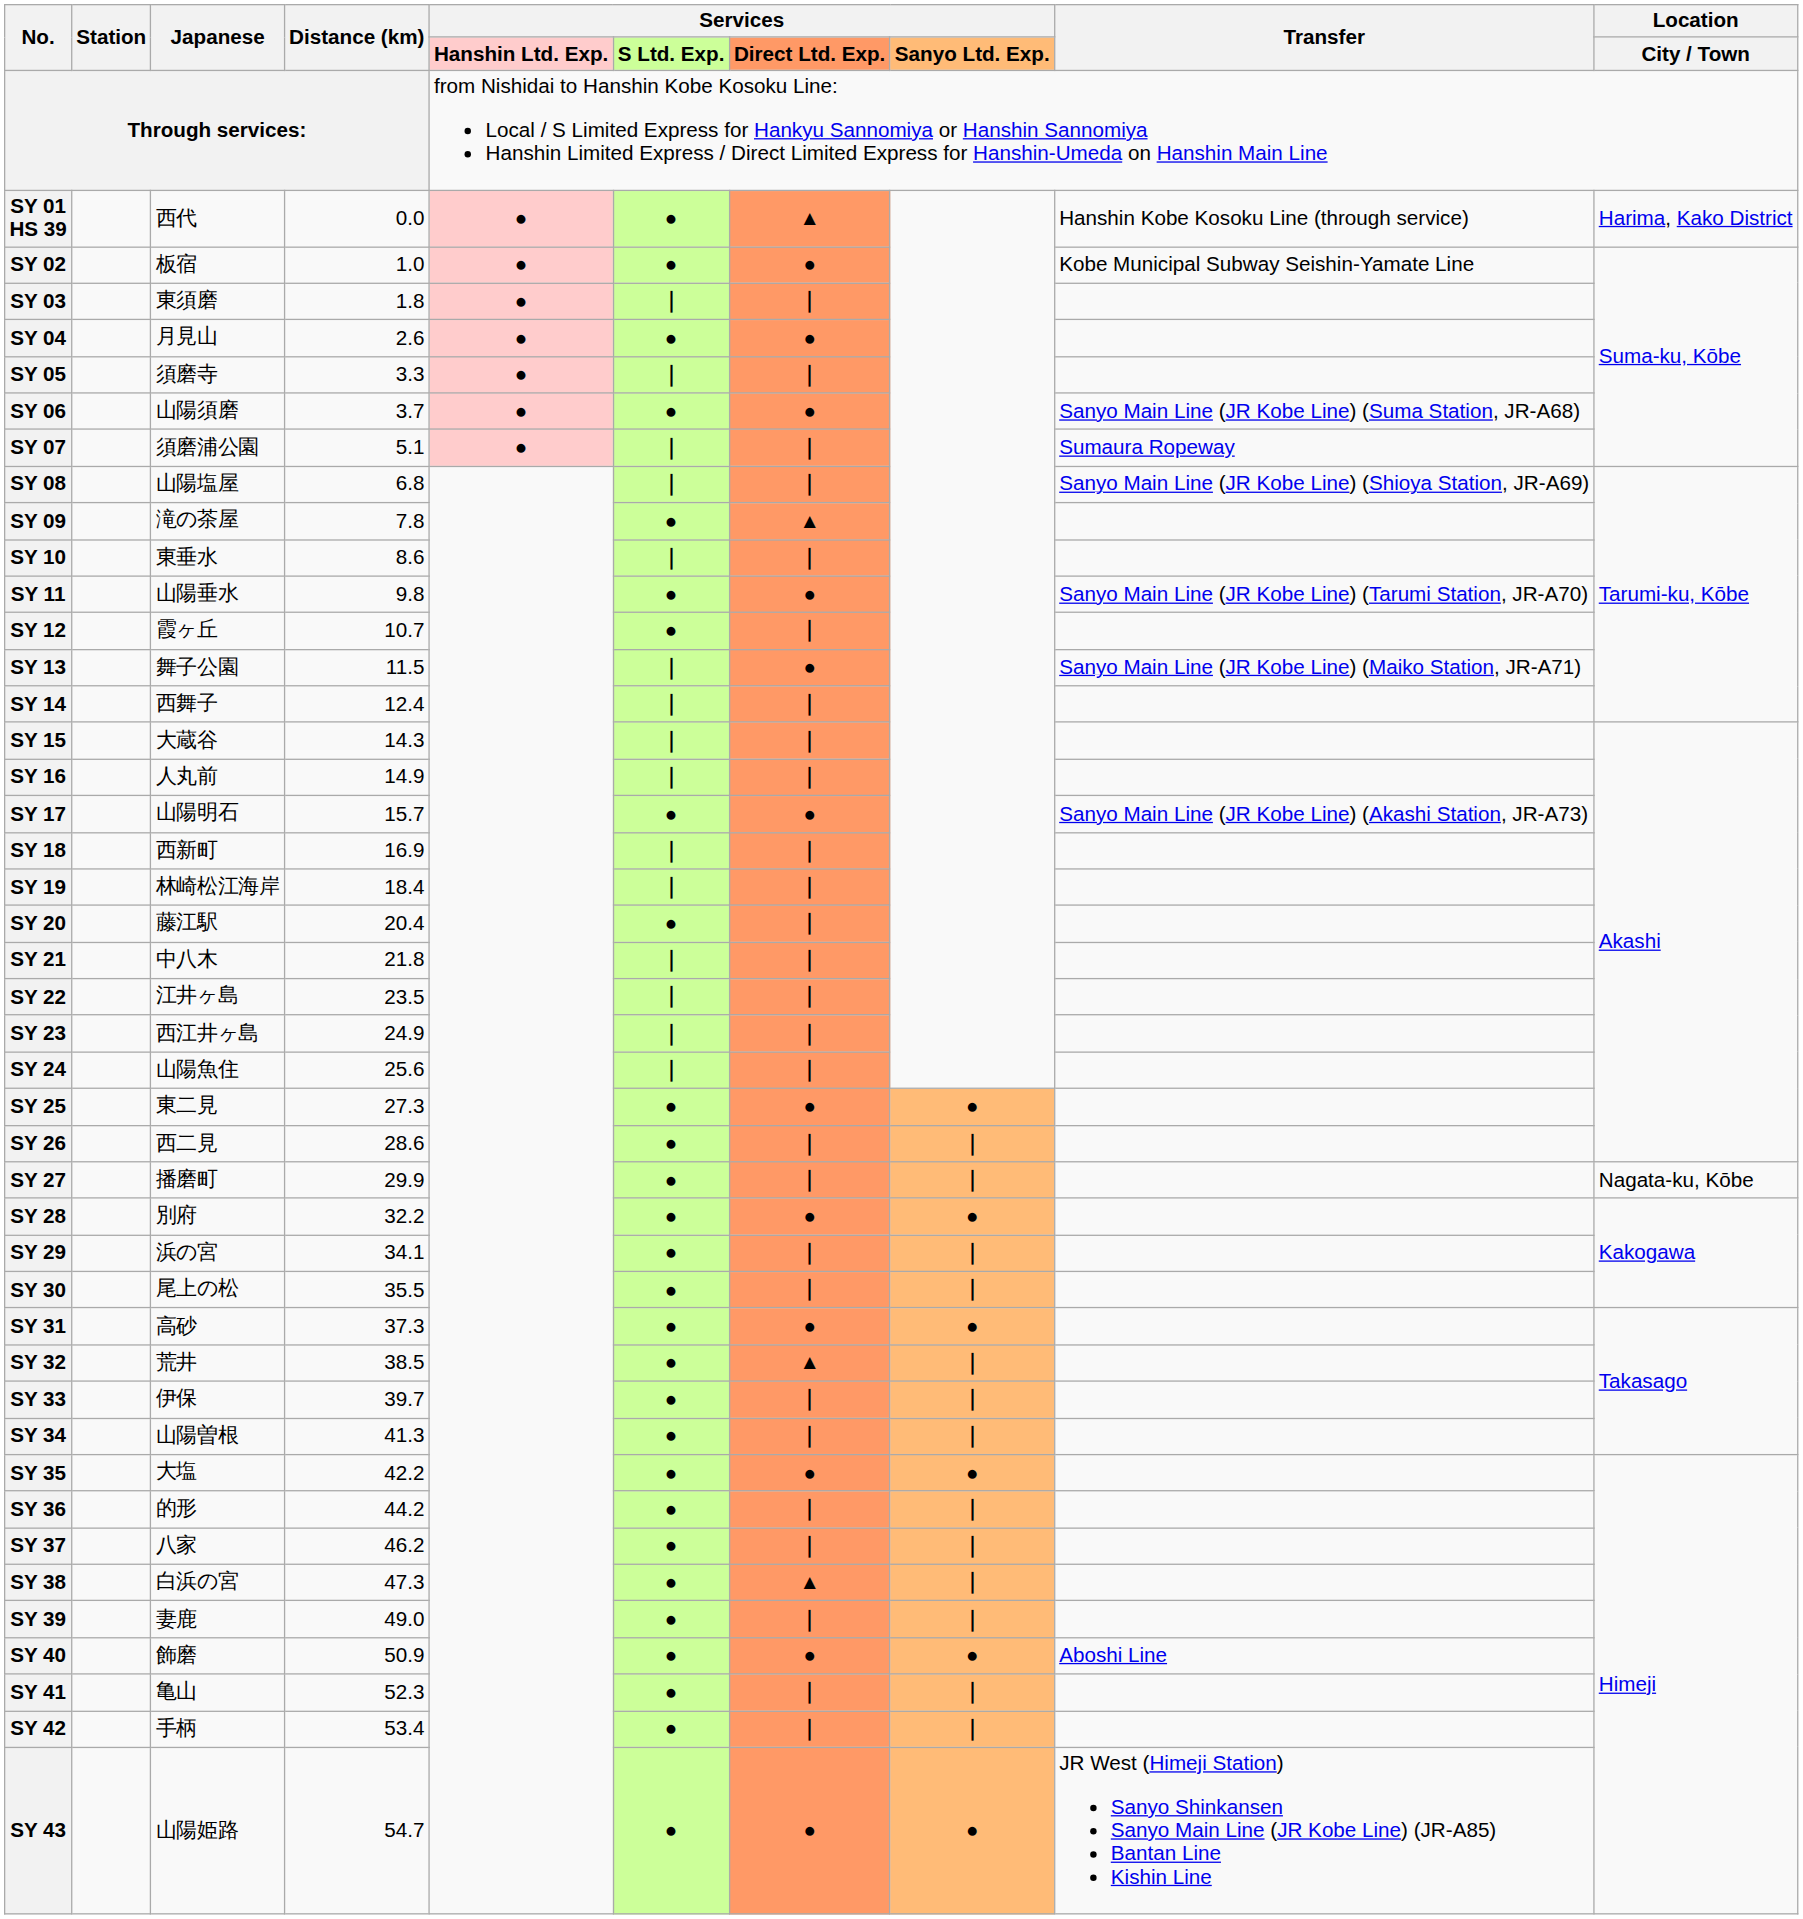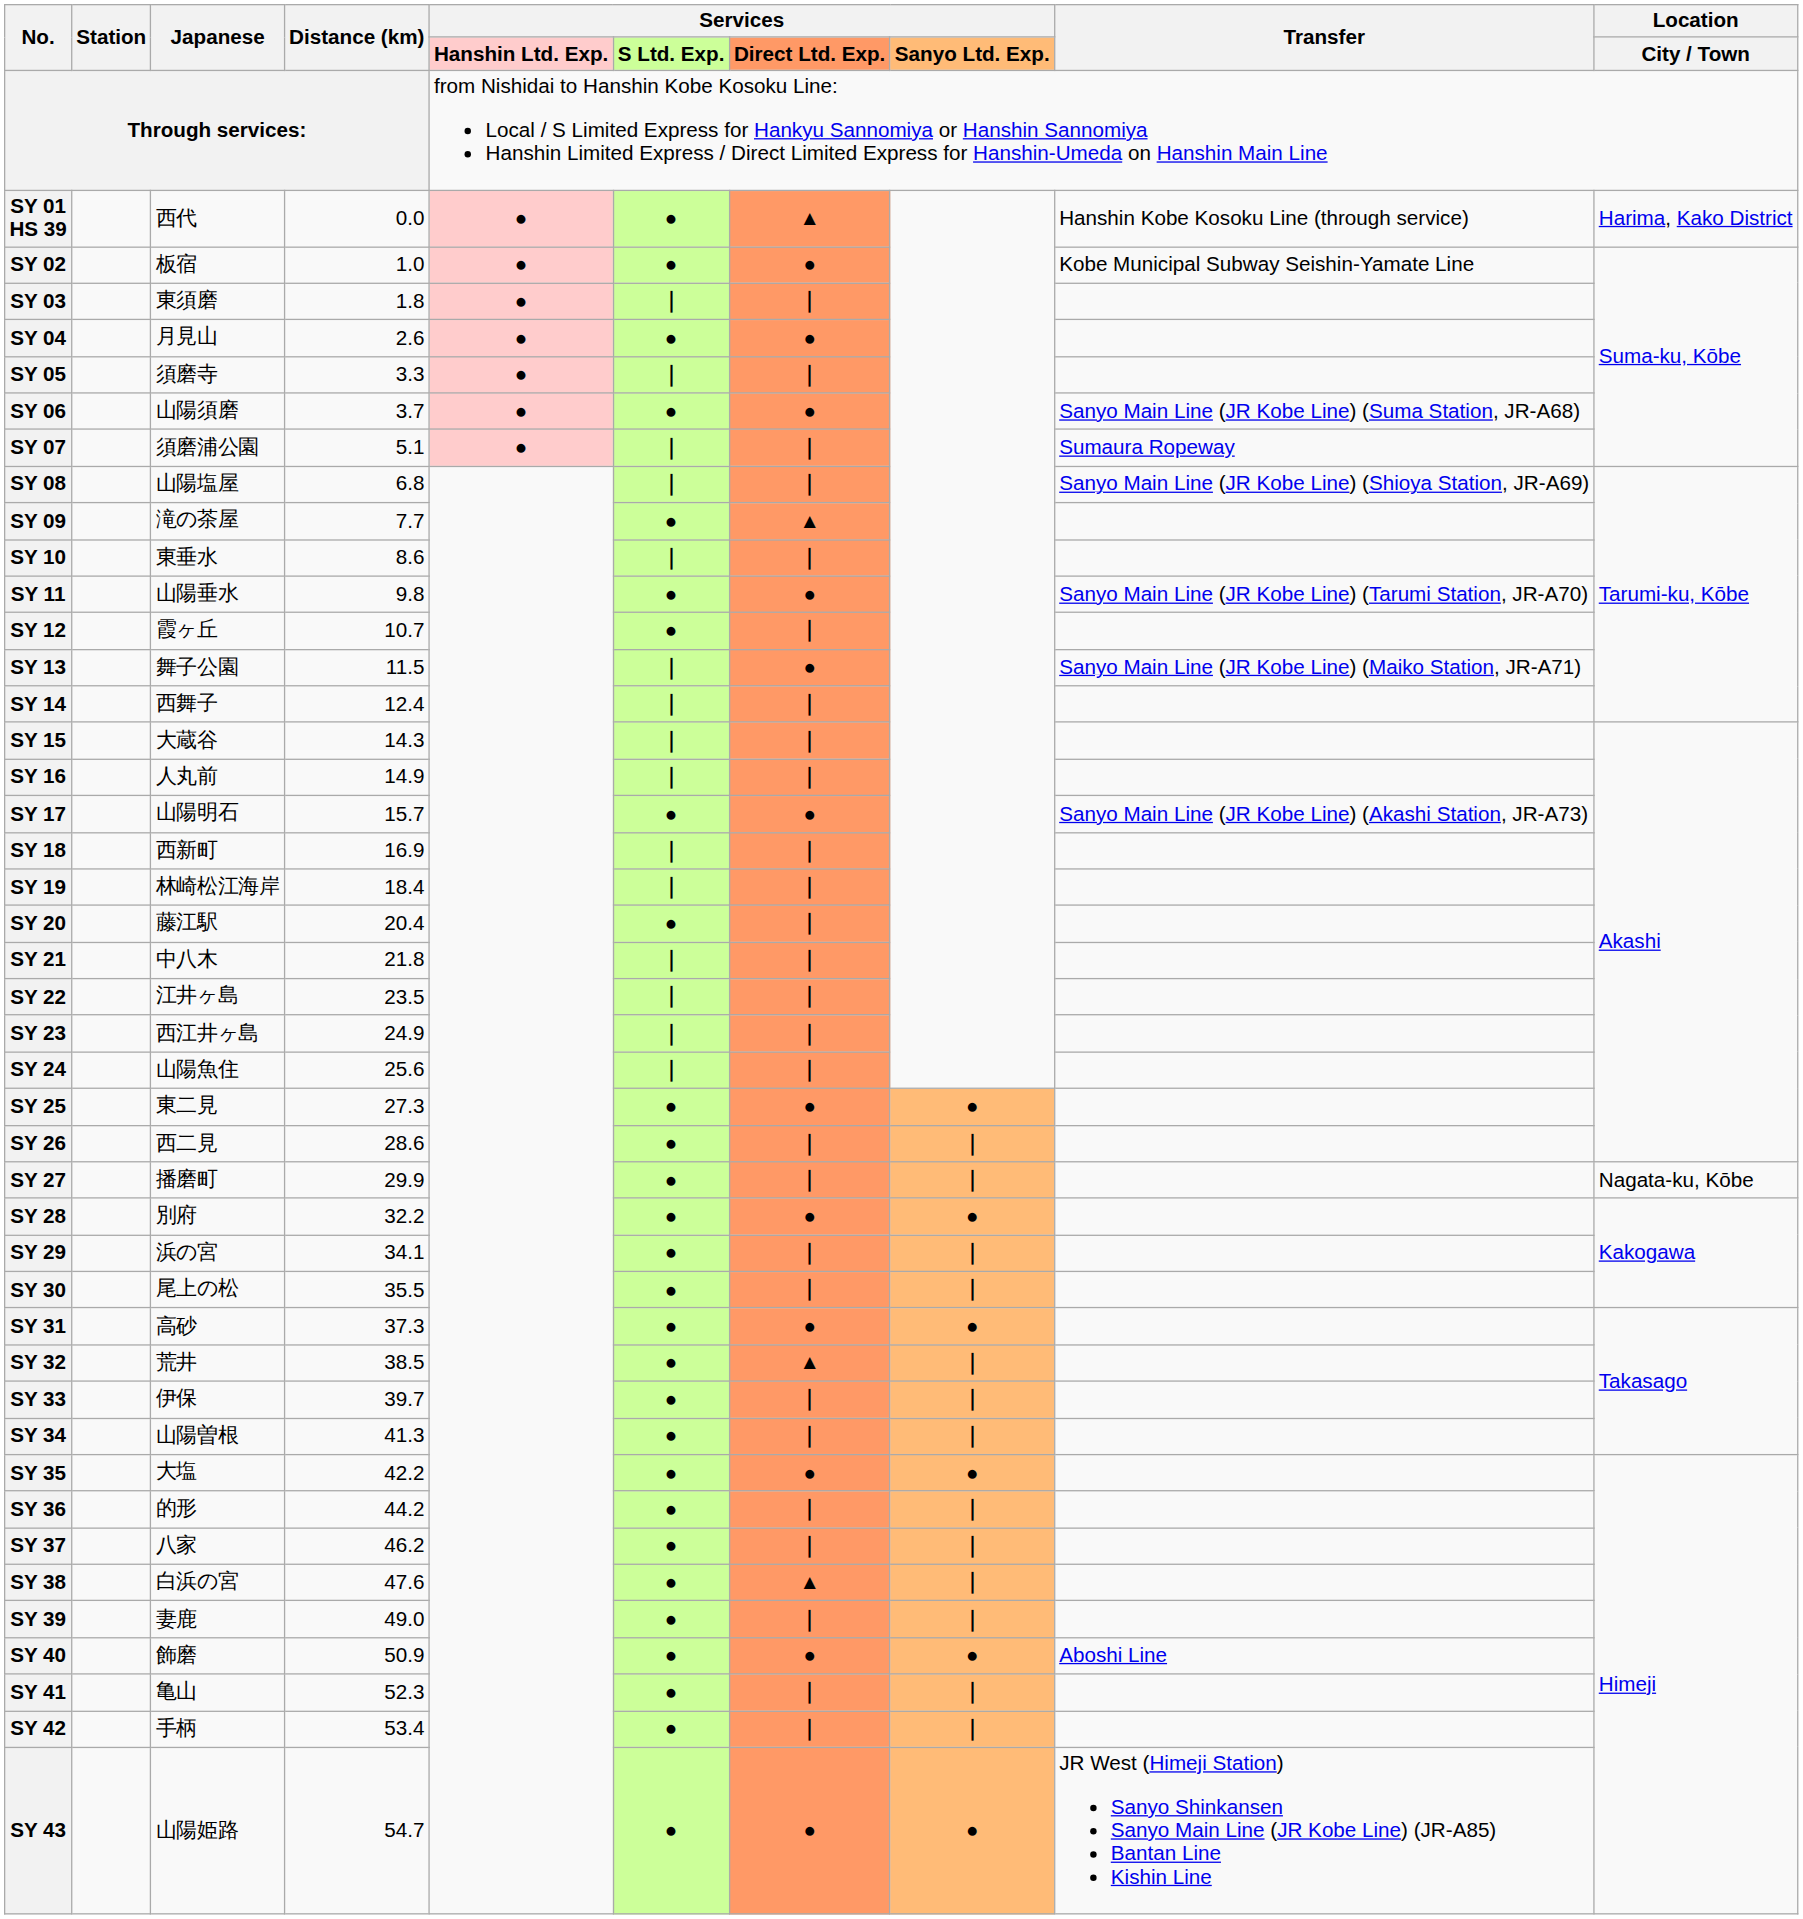(410, 520) 7.8 -> (410, 520) 7.7
(404, 1582) 47.3 -> (404, 1582) 47.6
